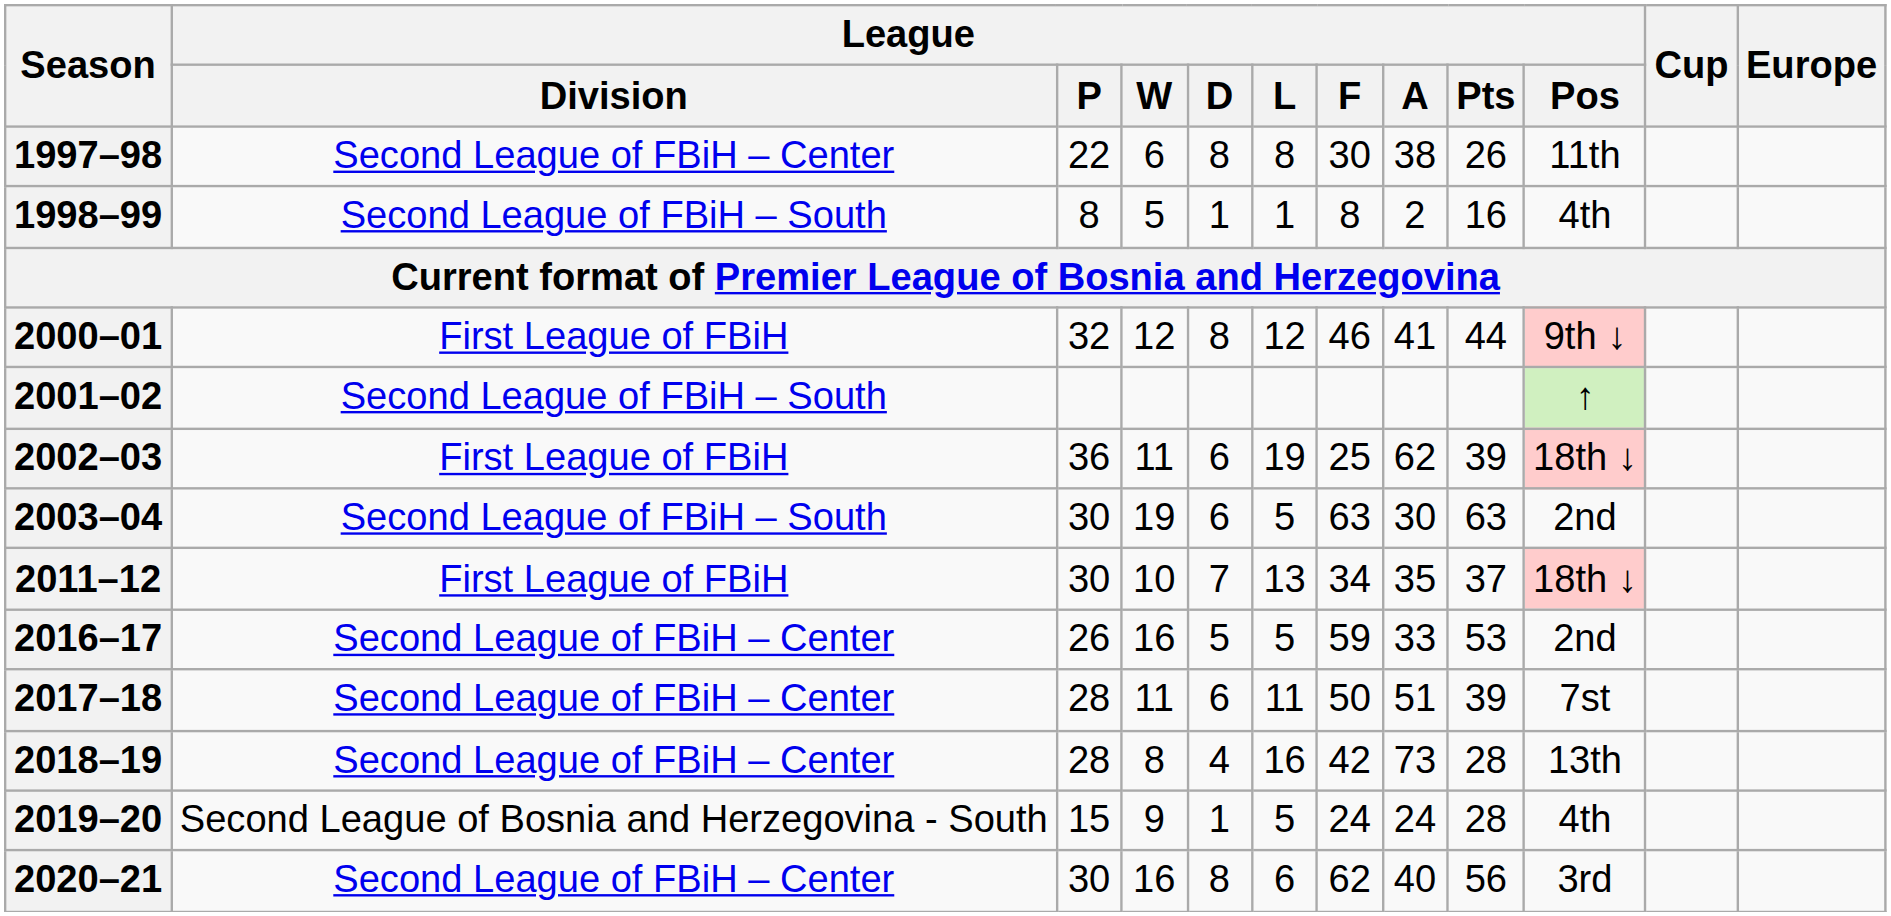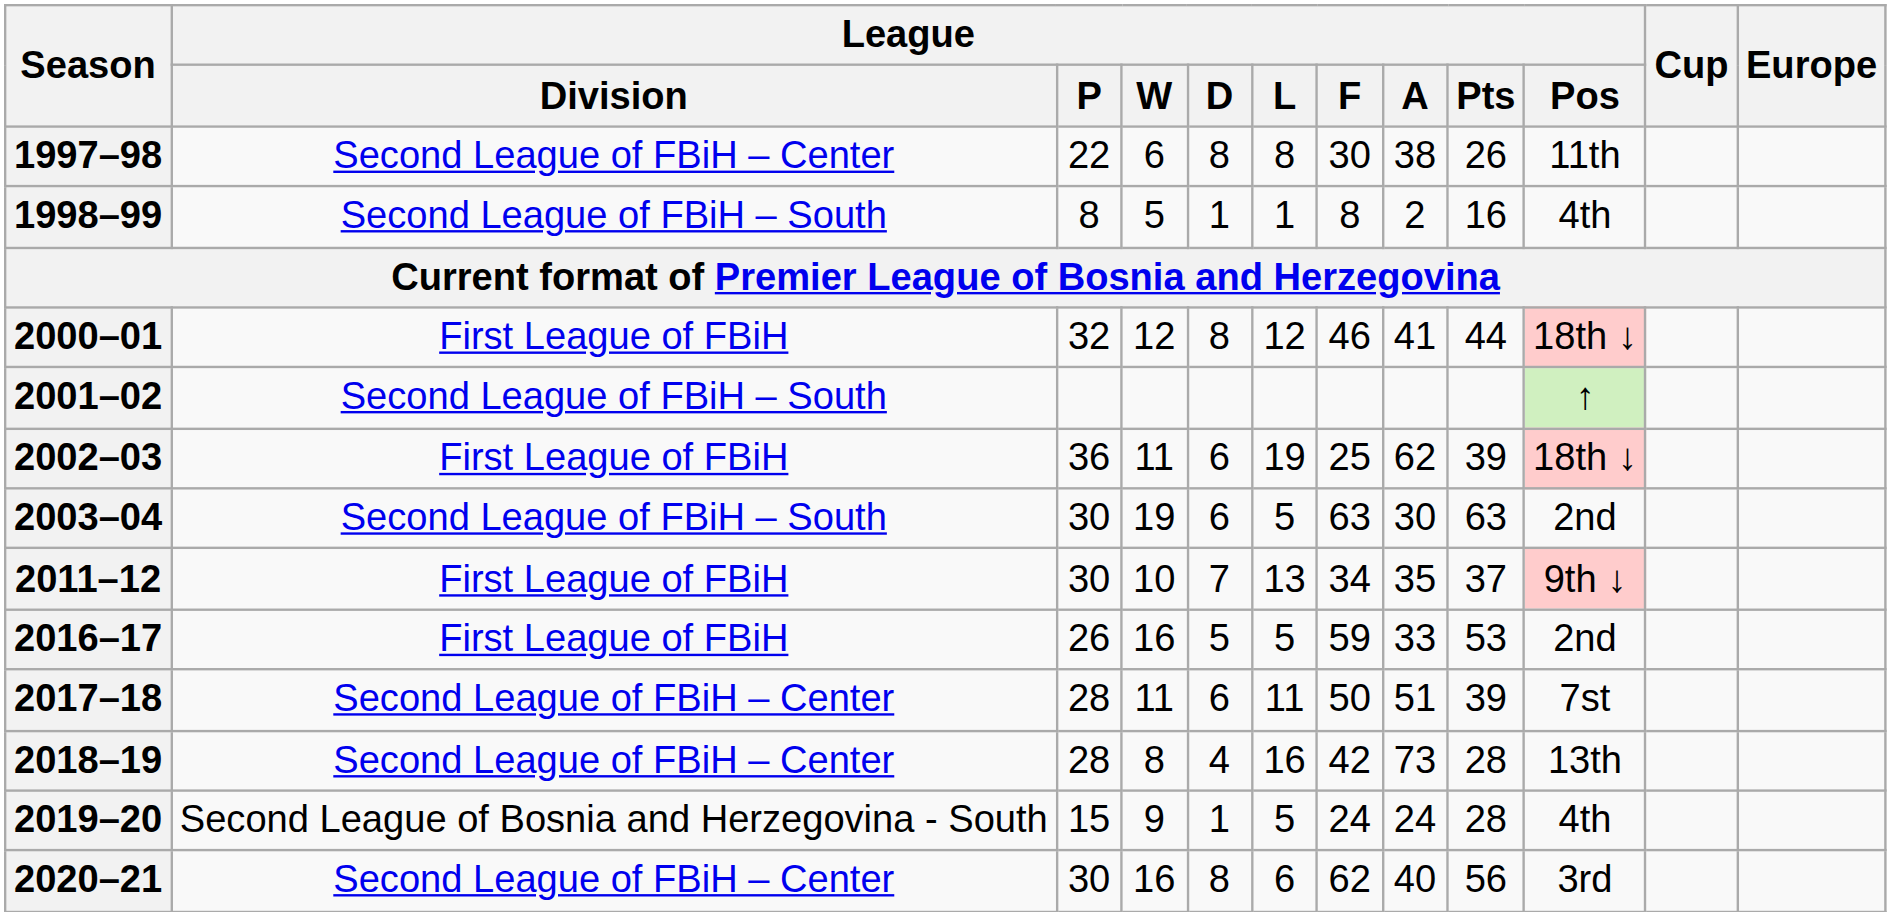(1585, 336) 9th ↓ -> (1585, 336) 18th ↓
(1585, 578) 18th ↓ -> (1585, 578) 9th ↓
(614, 638) Second League of FBiH – Center -> (614, 638) First League of FBiH
